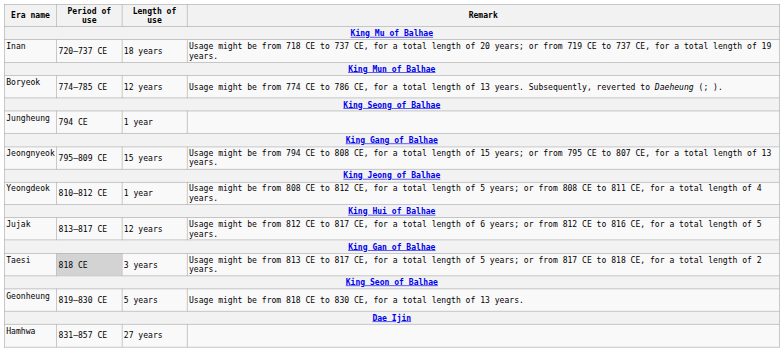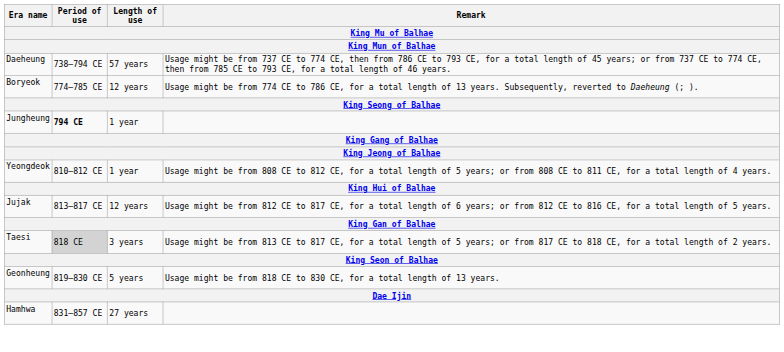- row: (16, 46)
+ row: (26, 60)
(73, 122) normal -> (68, 122) bold
- row: (30, 153)
